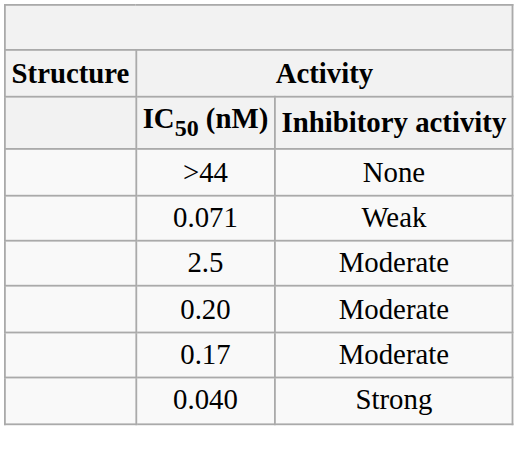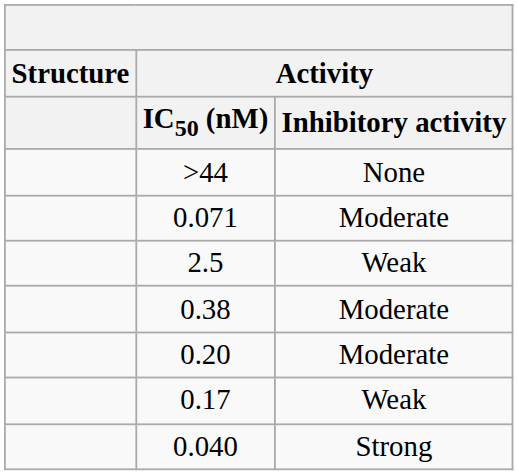(394, 217) Weak -> (394, 217) Moderate
(394, 263) Moderate -> (394, 263) Weak
+ row: (205, 308)
(394, 354) Moderate -> (394, 400) Weak
